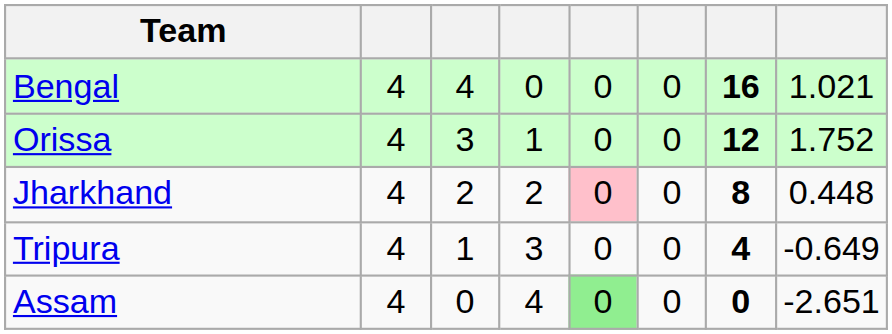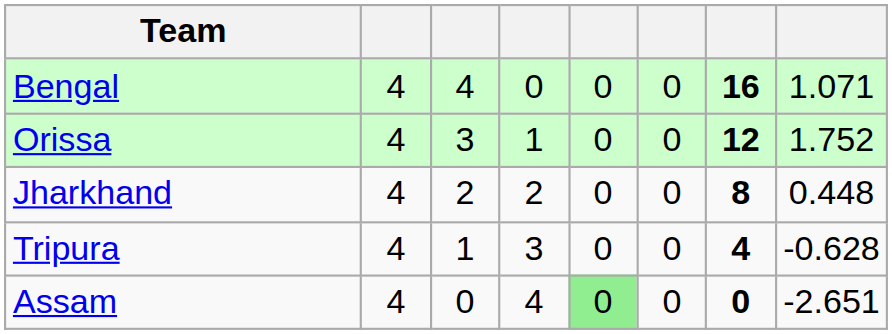(831, 85) 1.021 -> (831, 85) 1.071
(603, 193) pink background -> (603, 193) no background
(832, 247) -0.649 -> (832, 247) -0.628
